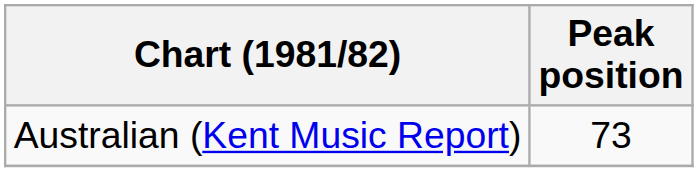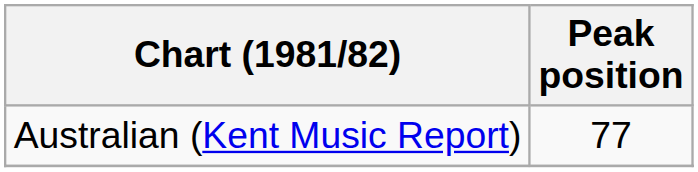(611, 135) 73 -> (611, 135) 77
